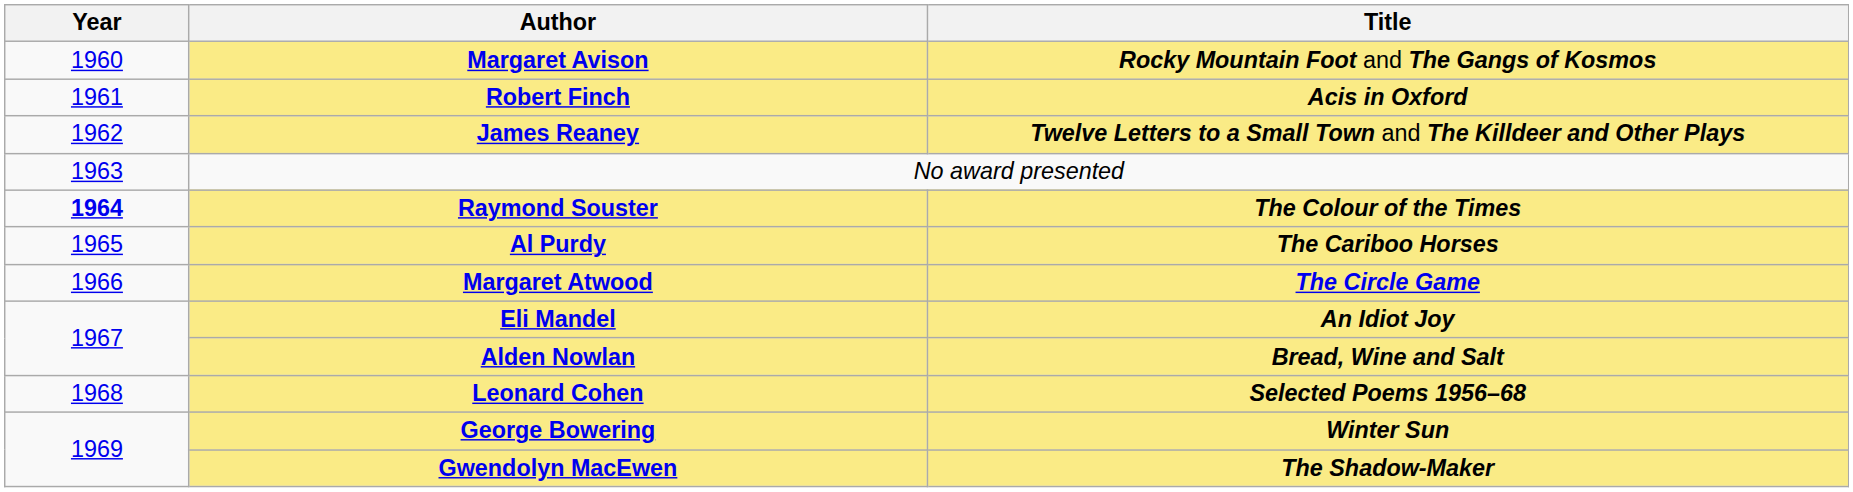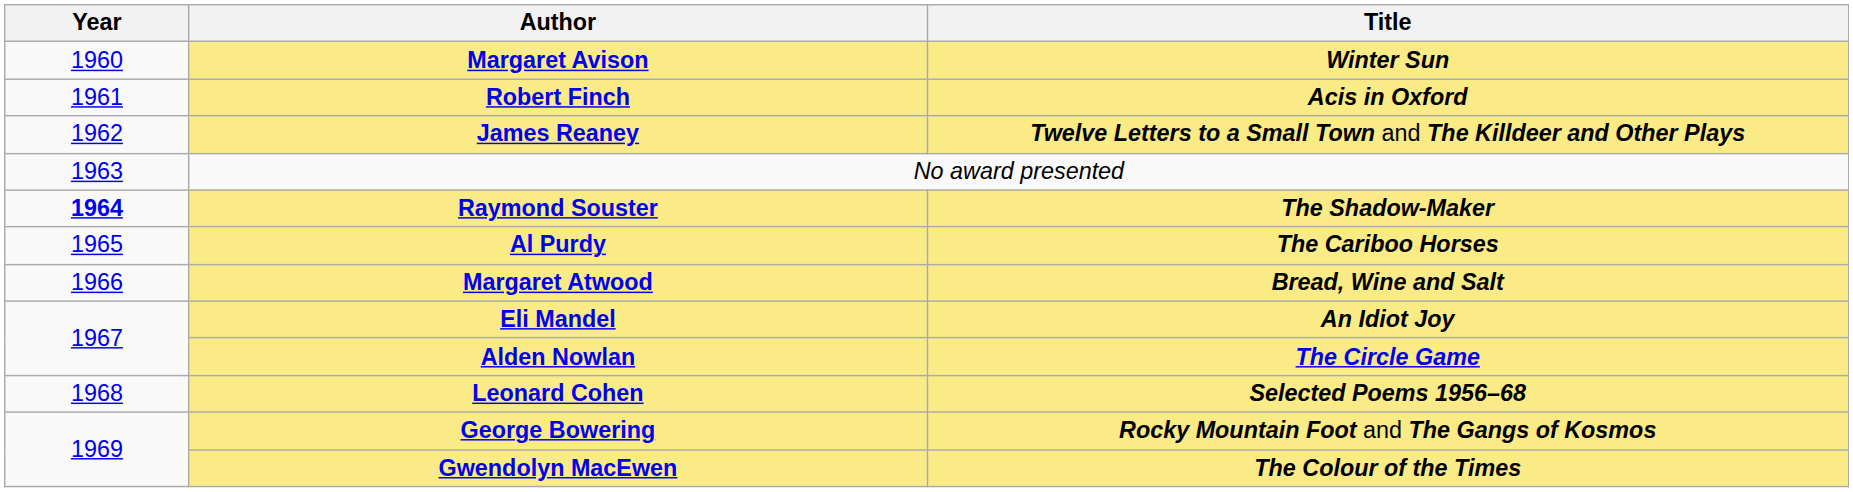(1388, 60) Rocky Mountain Foot and The Gangs of Kosmos -> (1388, 60) Winter Sun
(1388, 208) The Colour of the Times -> (1388, 208) The Shadow-Maker
(1388, 282) The Circle Game -> (1388, 282) Bread, Wine and Salt
(1388, 356) Bread, Wine and Salt -> (1388, 356) The Circle Game
(1388, 430) Winter Sun -> (1388, 430) Rocky Mountain Foot and The Gangs of Kosmos
(1388, 467) The Shadow-Maker -> (1388, 467) The Colour of the Times
